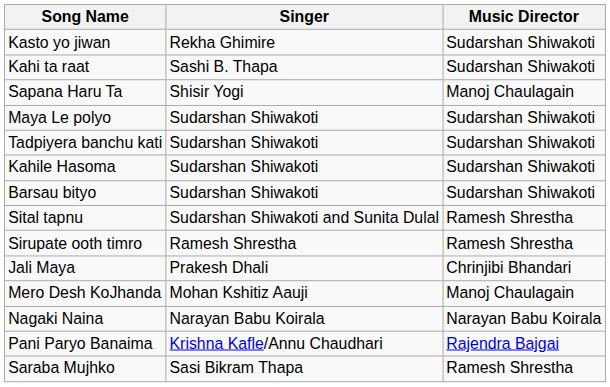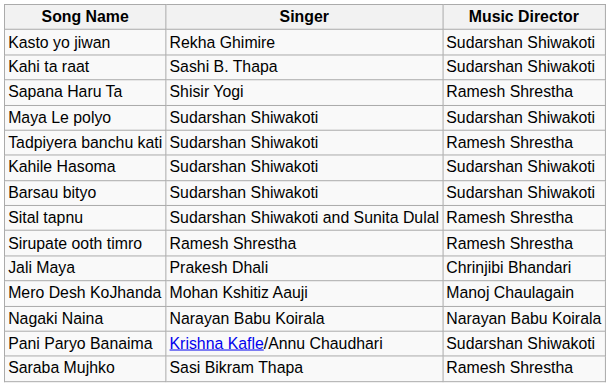(510, 92) Manoj Chaulagain -> (510, 92) Ramesh Shrestha
(521, 142) Sudarshan Shiwakoti -> (510, 142) Ramesh Shrestha
(503, 343) Rajendra Bajgai -> (521, 343) Sudarshan Shiwakoti
